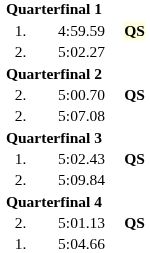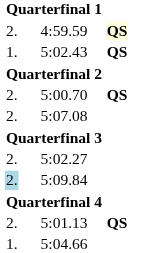(20, 30) 1. -> (12, 30) 2.
rows swapped: (82, 52) <-> (82, 159)
(20, 180) no background -> (12, 180) lightblue background
